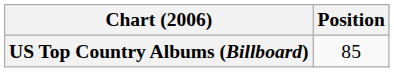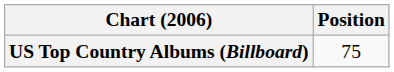(351, 50) 85 -> (351, 50) 75
